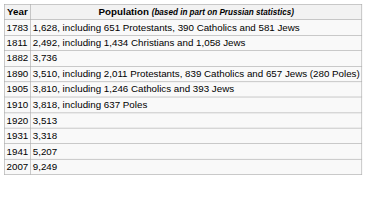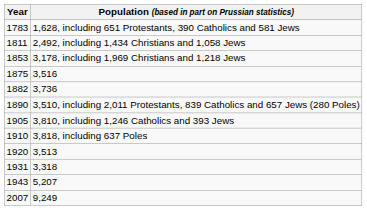+ row: (139, 58)
+ row: (45, 74)
(17, 151) 1941 -> (17, 182) 1943
